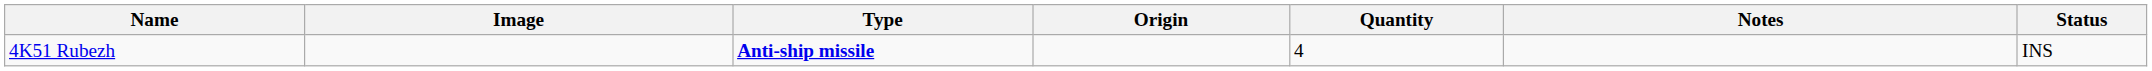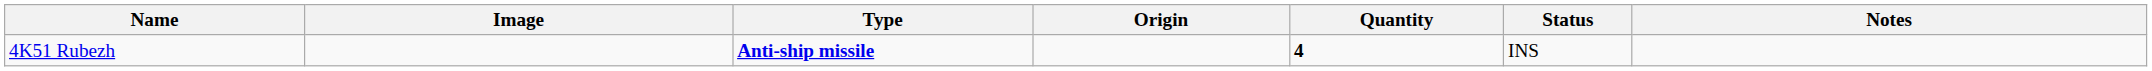columns swapped: (2082, 19) <-> (1761, 19)
(1299, 50) normal -> (1299, 50) bold
